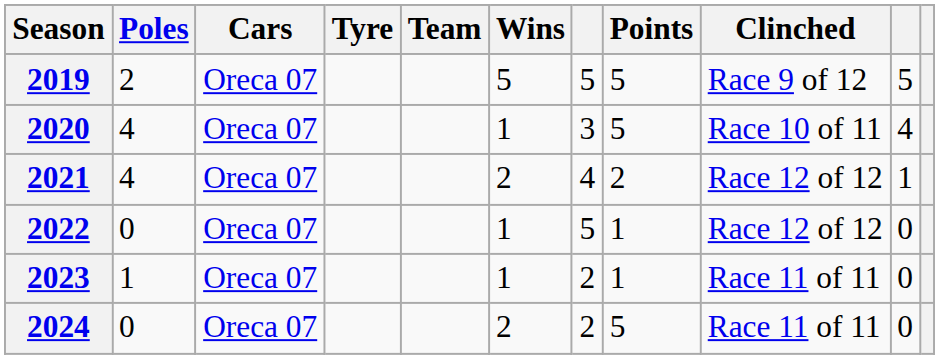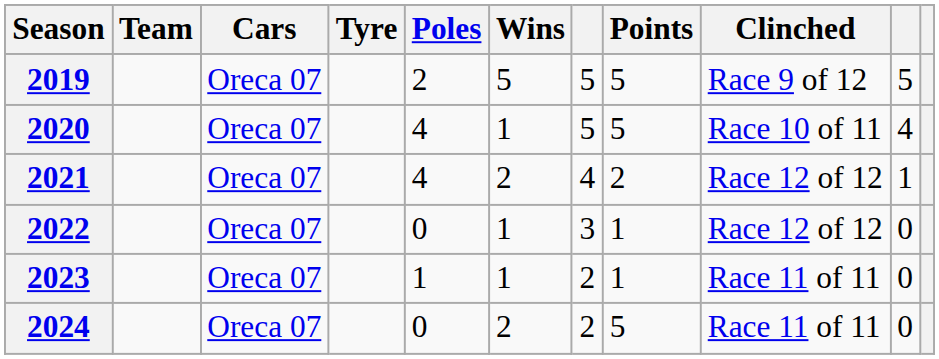columns swapped: (445, 29) <-> (154, 29)
(587, 128) 3 -> (587, 128) 5
(587, 228) 5 -> (587, 228) 3
